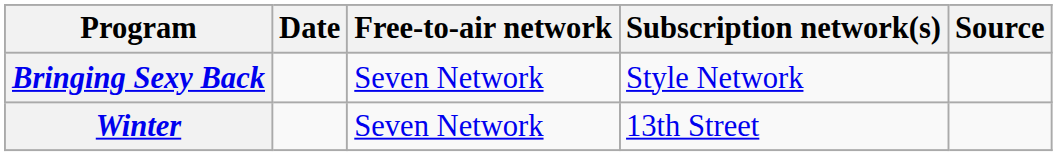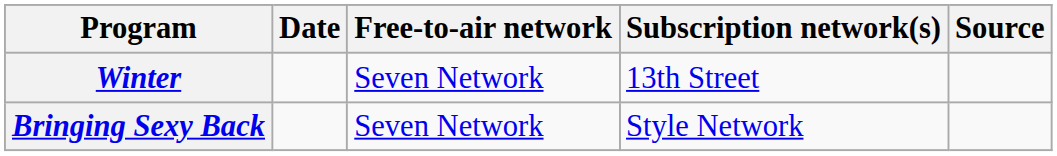rows swapped: (139, 125) <-> (139, 77)
